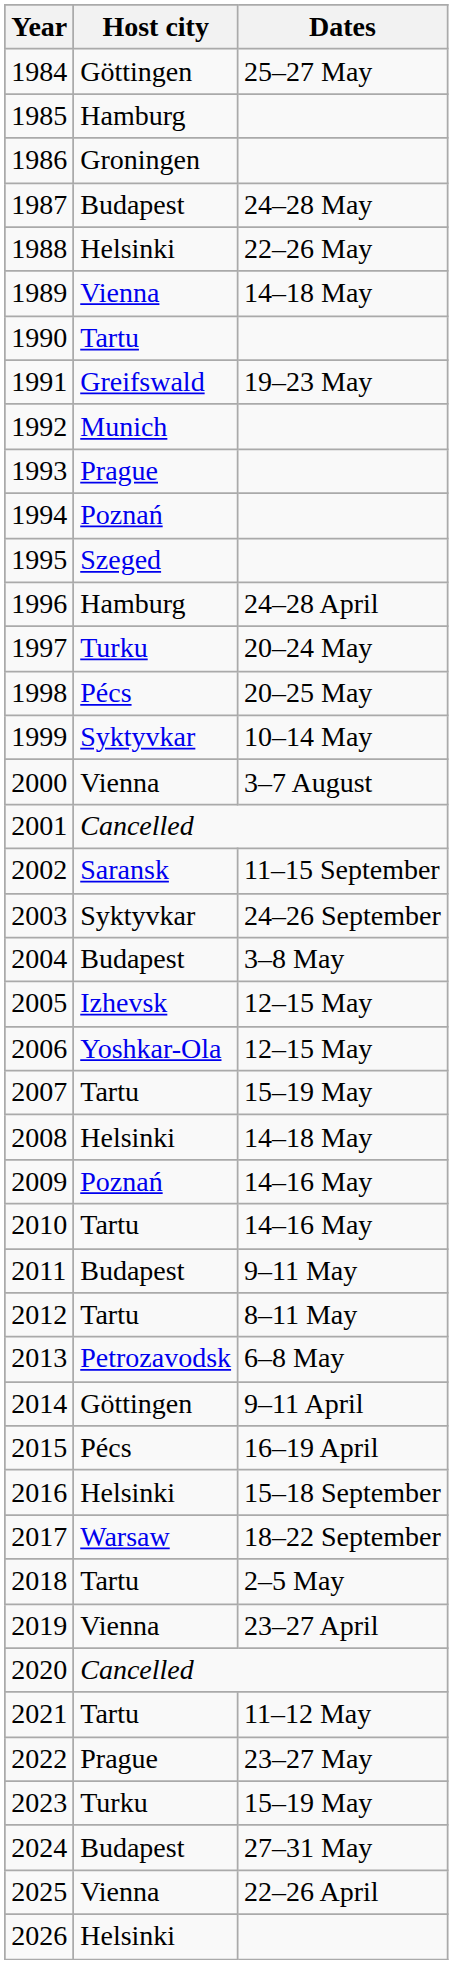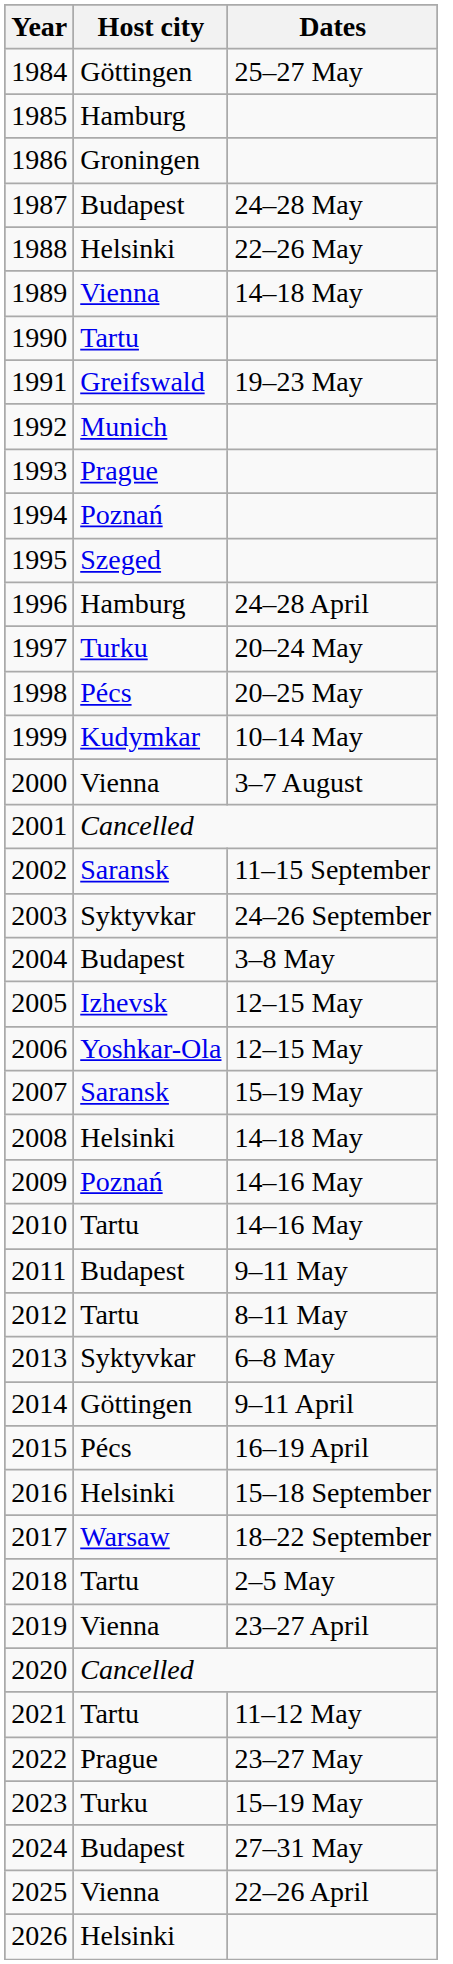(138, 737) Syktyvkar -> (140, 737) Kudymkar
(110, 1092) Tartu -> (125, 1092) Saransk
(156, 1358) Petrozavodsk -> (138, 1358) Syktyvkar
